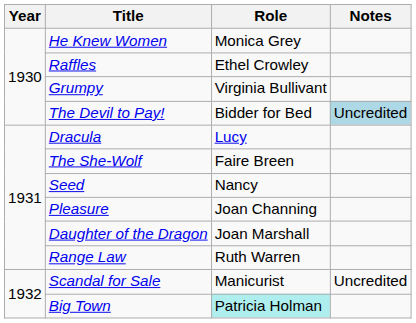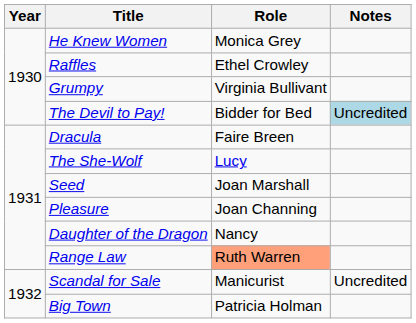(231, 137) Lucy -> (254, 137) Faire Breen
(254, 161) Faire Breen -> (231, 161) Lucy
(236, 185) Nancy -> (262, 185) Joan Marshall
(262, 233) Joan Marshall -> (236, 233) Nancy
(257, 257) no background -> (257, 257) lightsalmon background
(268, 305) paleturquoise background -> (268, 305) no background
